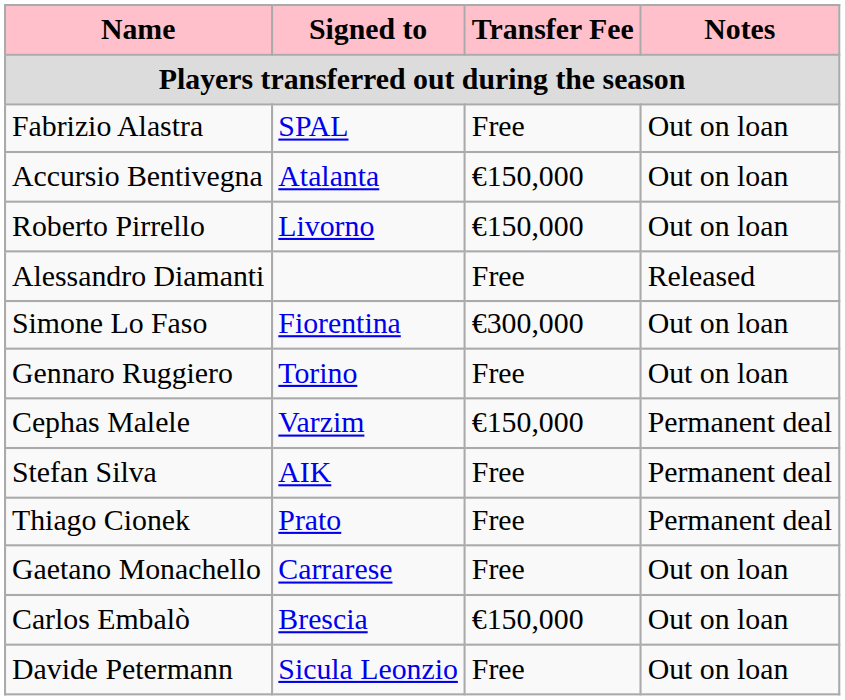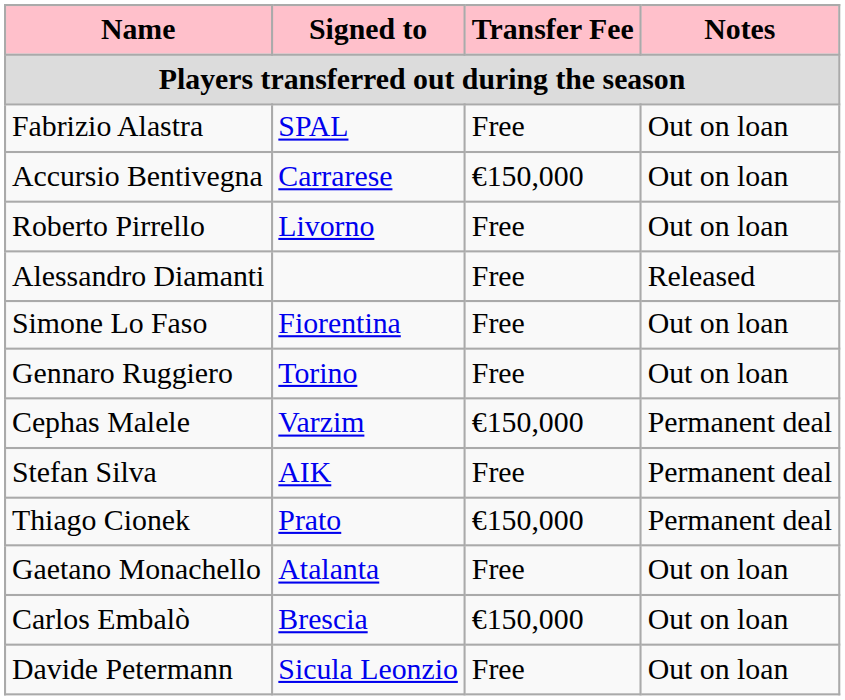(329, 176) Atalanta -> (335, 176) Carrarese
(528, 226) €150,000 -> (498, 226) Free
(528, 324) €300,000 -> (498, 324) Free
(498, 521) Free -> (528, 521) €150,000
(335, 570) Carrarese -> (329, 570) Atalanta
